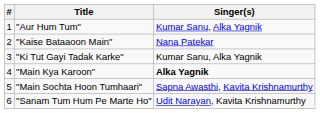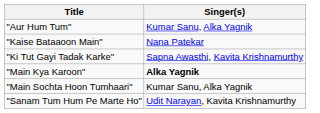- column: (9, 12)
(209, 57) Kumar Sanu, Alka Yagnik -> (225, 57) Sapna Awasthi, Kavita Krishnamurthy
(234, 87) Sapna Awasthi, Kavita Krishnamurthy -> (199, 87) Kumar Sanu, Alka Yagnik
